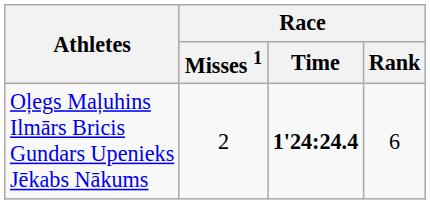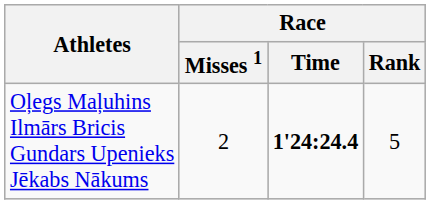(395, 141) 6 -> (395, 141) 5
